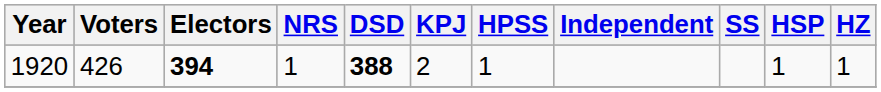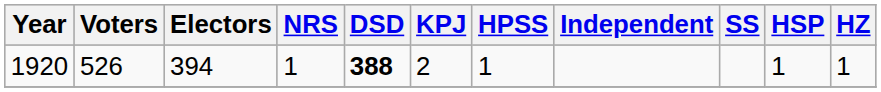(101, 65) 426 -> (101, 65) 526
(192, 65) bold -> (192, 65) normal
